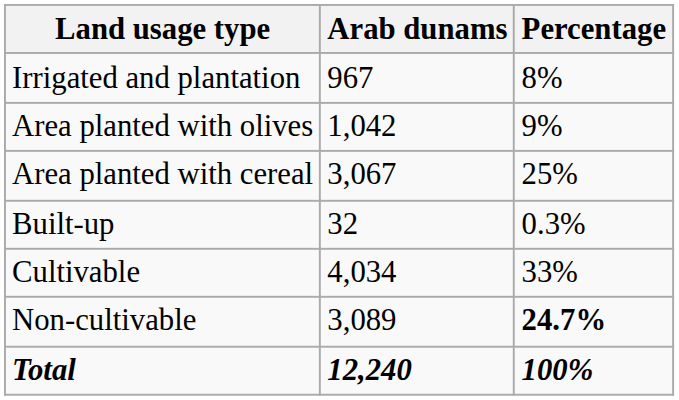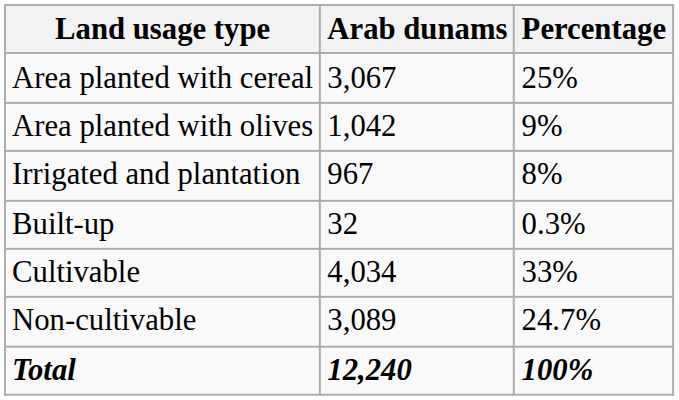rows swapped: (156, 77) <-> (163, 175)
(564, 321) bold -> (561, 321) normal
